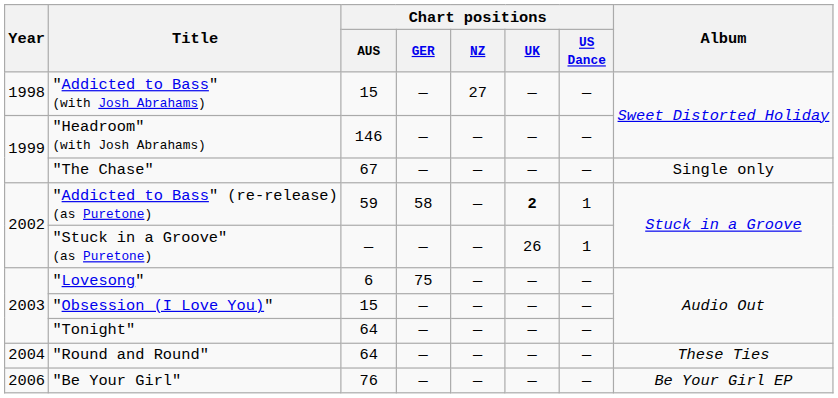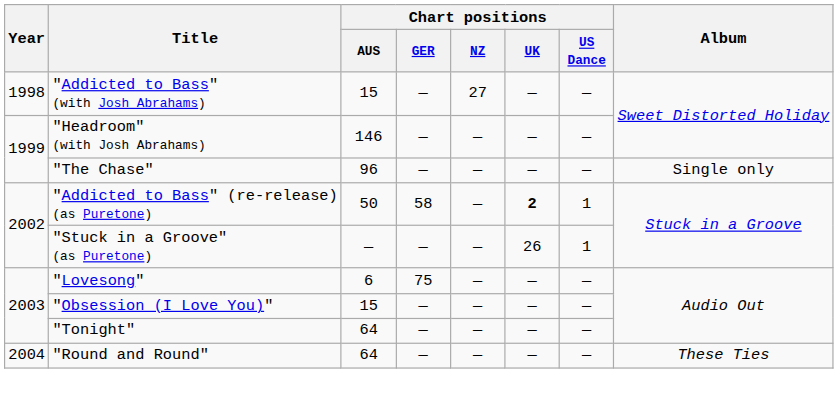(369, 170) 67 -> (369, 170) 96
(369, 204) 59 -> (369, 204) 50
- row: (117, 381)
